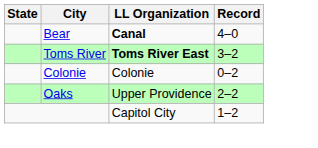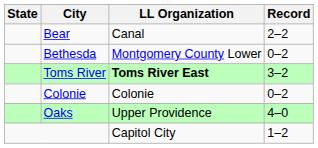(129, 34) bold -> (128, 34) normal
(228, 34) 4–0 -> (278, 34) 2–2
+ row: (70, 53)
(228, 93) 2–2 -> (278, 113) 4–0
